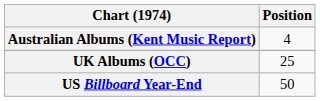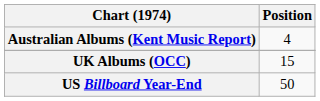(287, 61) 25 -> (287, 61) 15
